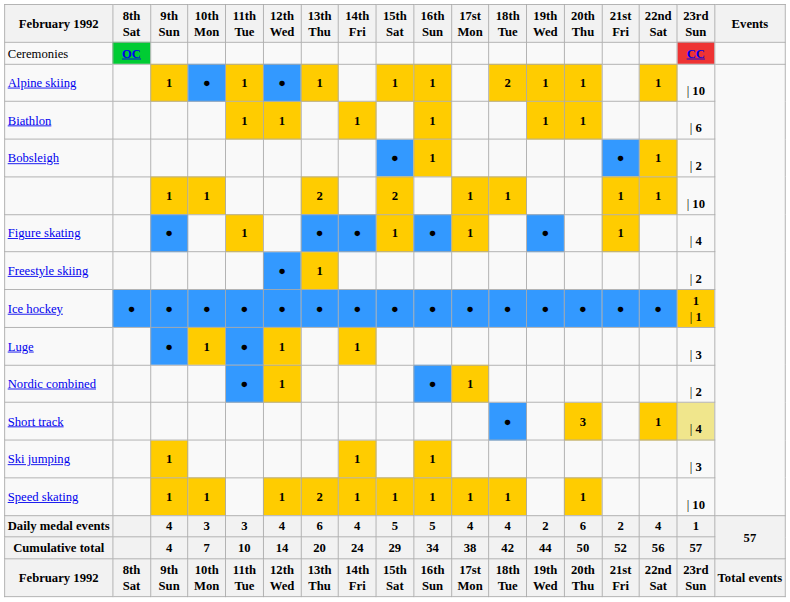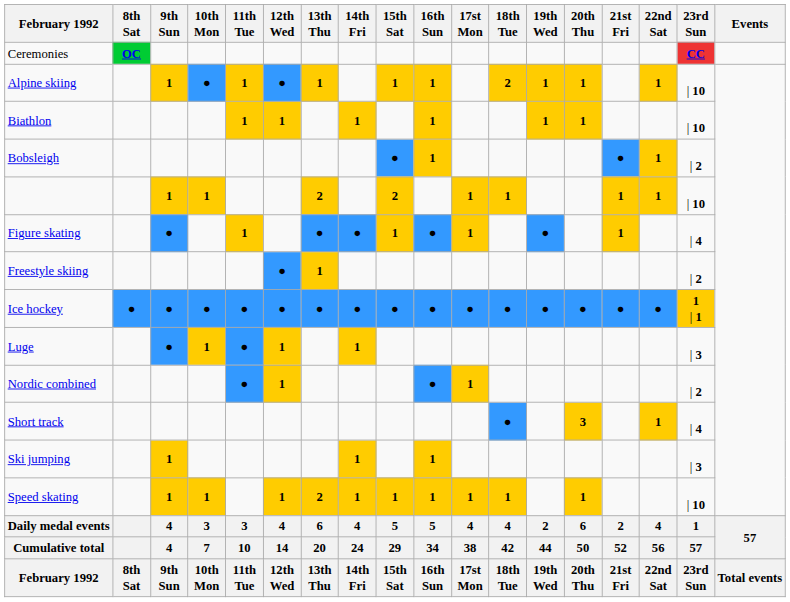(696, 128) | 6 -> (696, 128) | 10
(696, 429) khaki background -> (696, 429) no background
